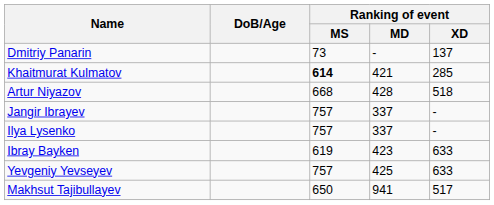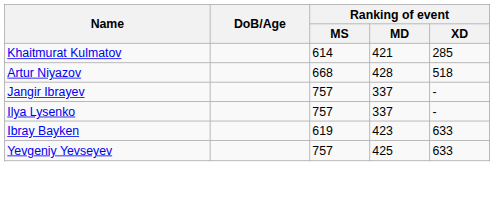- row: (49, 53)
(323, 73) bold -> (323, 53) normal
- row: (64, 190)
